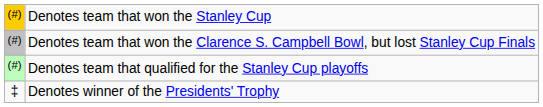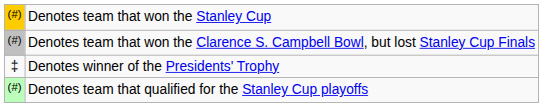rows swapped: (198, 68) <-> (154, 92)
